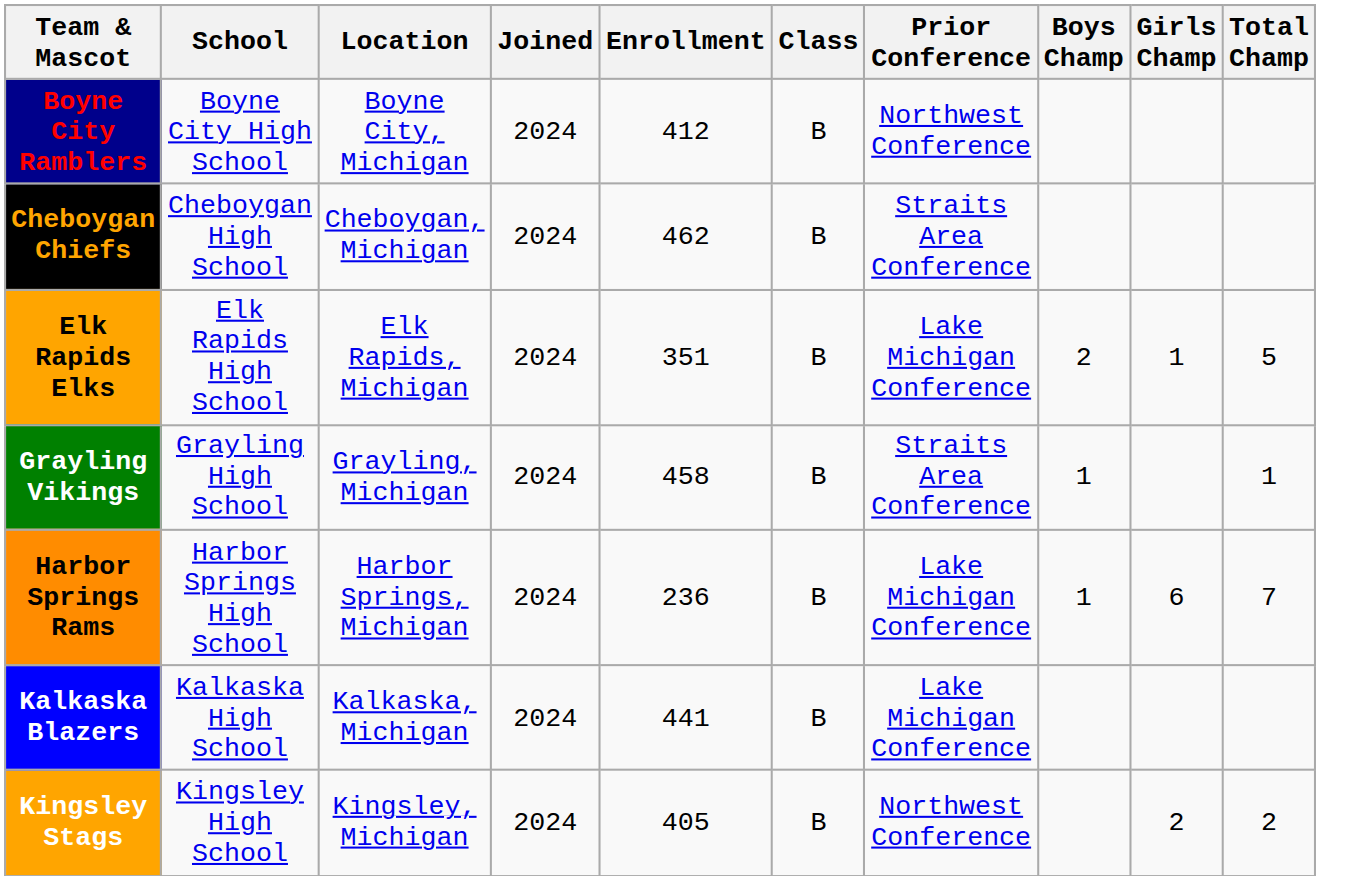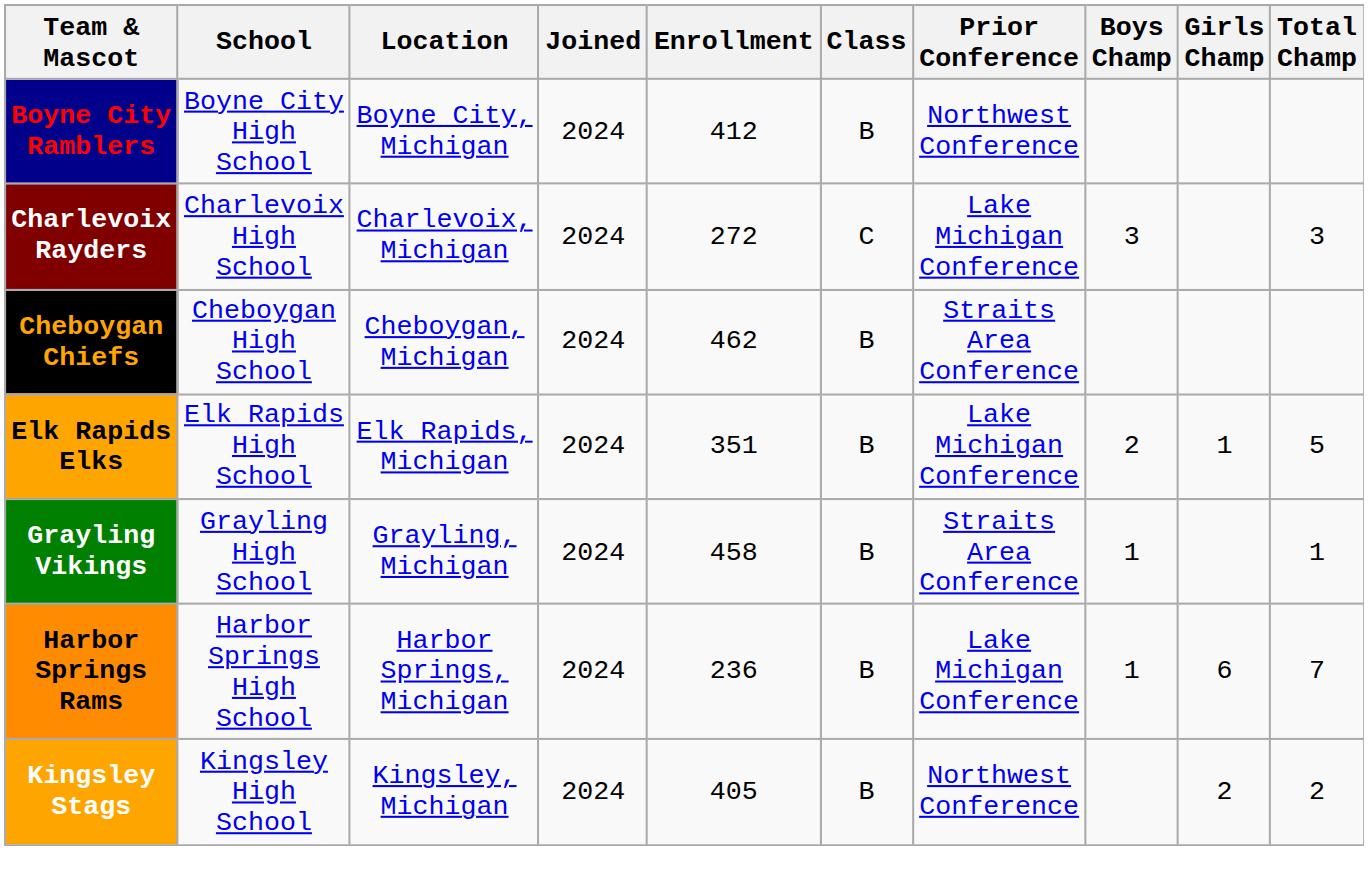+ row: (91, 237)
- row: (83, 718)
